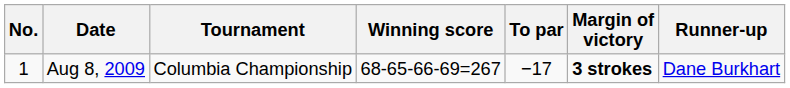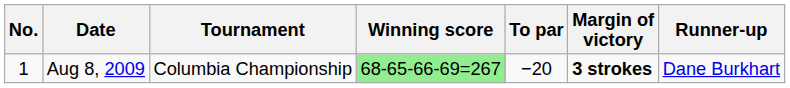(431, 69) no background -> (431, 69) lightgreen background
(537, 69) −17 -> (537, 69) −20
